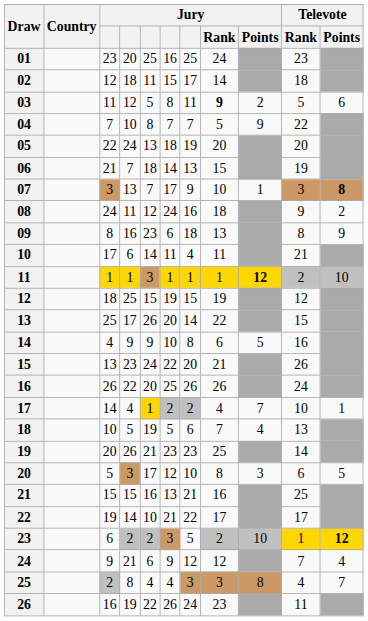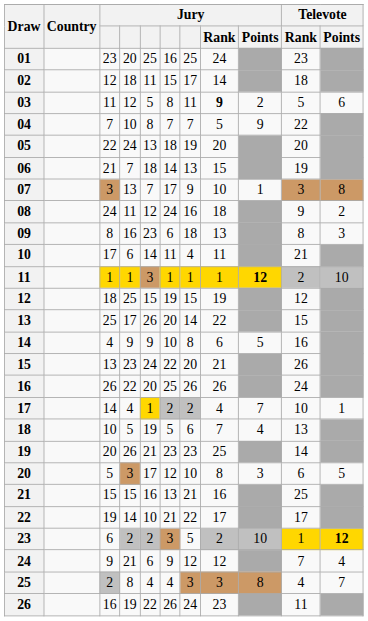(342, 189) bold -> (342, 189) normal
(342, 233) 9 -> (342, 233) 3
